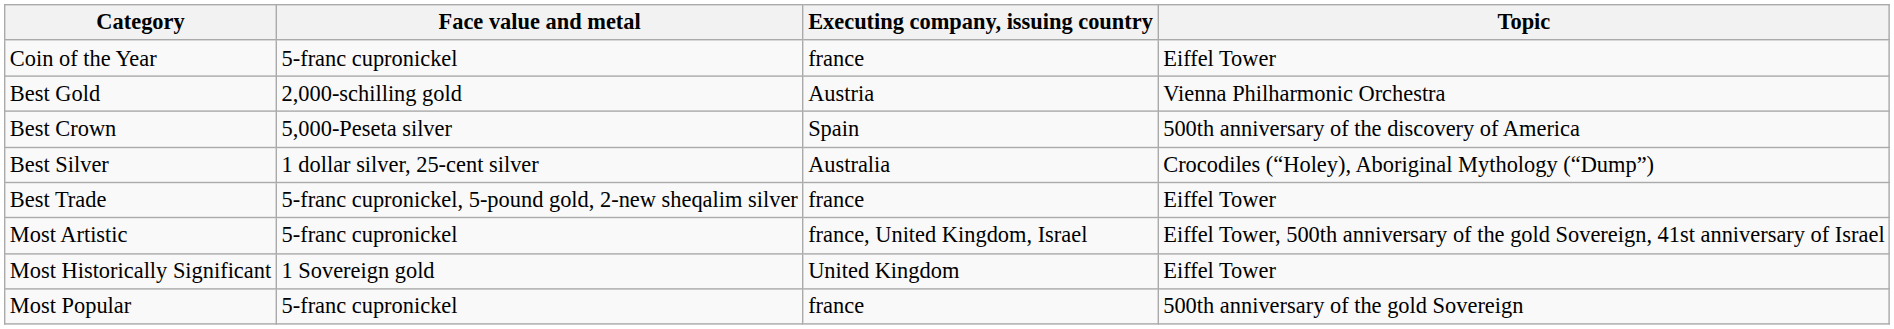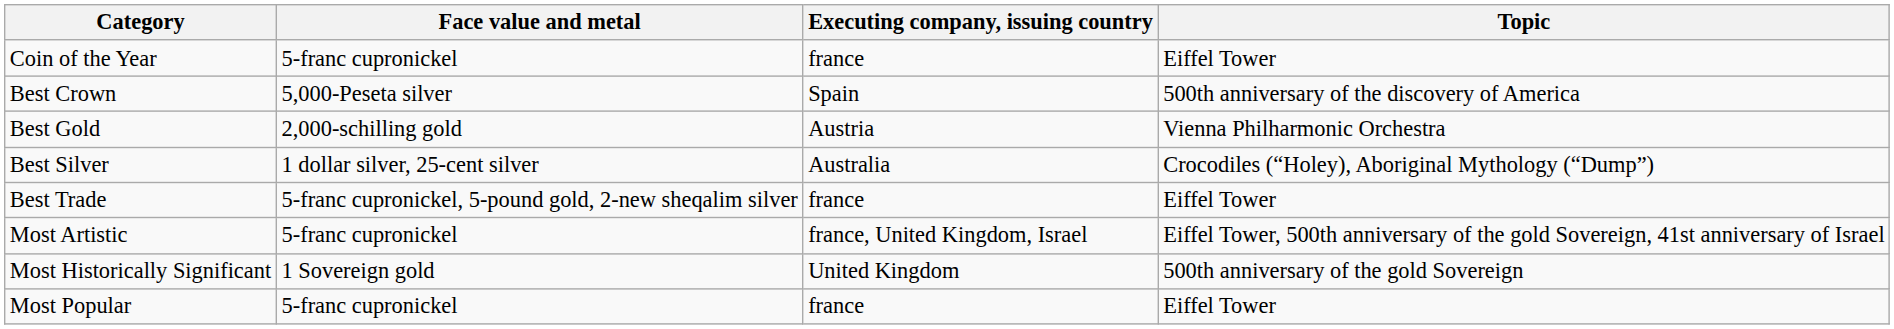rows swapped: (63, 128) <-> (55, 93)
(1220, 270) Eiffel Tower -> (1343, 270) 500th anniversary of the gold Sovereign
(1343, 306) 500th anniversary of the gold Sovereign -> (1220, 306) Eiffel Tower
